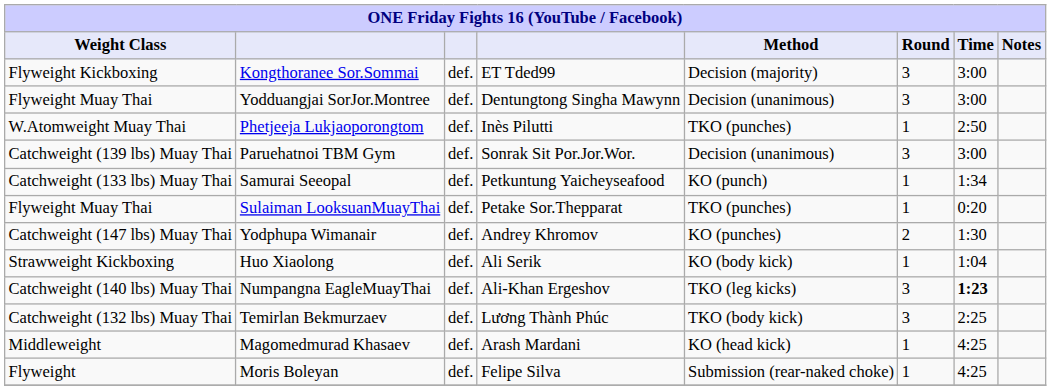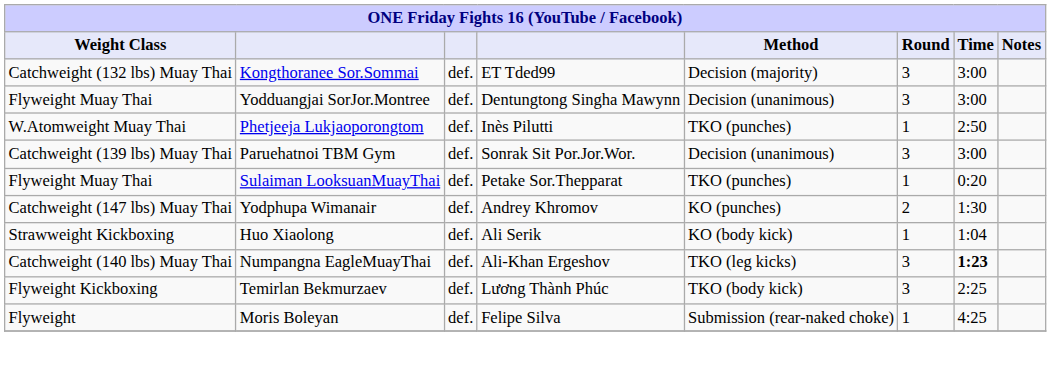(83, 72) Flyweight Kickboxing -> (120, 72) Catchweight (132 lbs) Muay Thai
- row: (296, 181)
(120, 317) Catchweight (132 lbs) Muay Thai -> (83, 290) Flyweight Kickboxing
- row: (325, 344)
